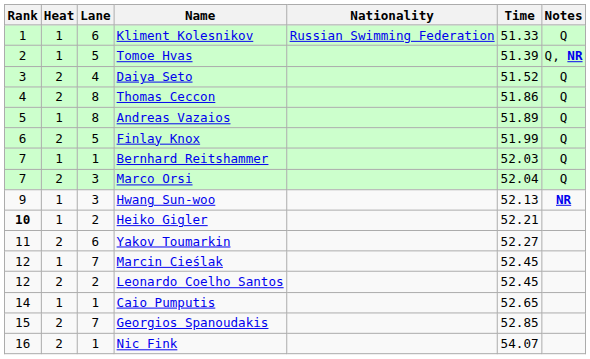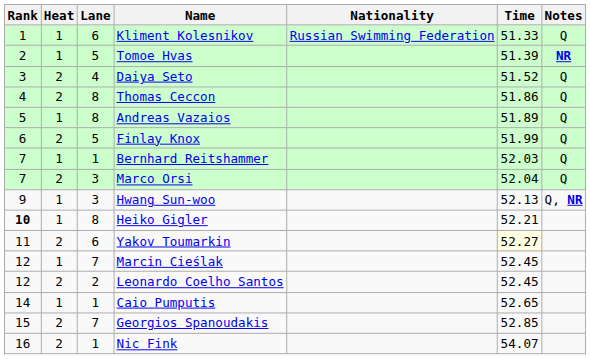(564, 56) Q, NR -> (564, 56) NR
(564, 200) NR -> (564, 200) Q, NR
(95, 220) 2 -> (95, 220) 8
(520, 241) no background -> (520, 241) lightyellow background
